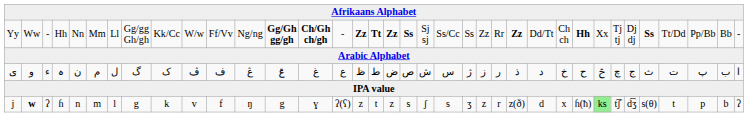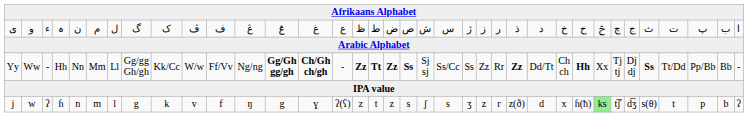rows swapped: (13, 34) <-> (13, 72)
(32, 104) bold -> (32, 104) normal
